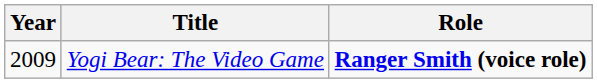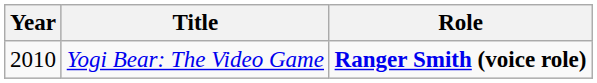(33, 59) 2009 -> (33, 59) 2010
